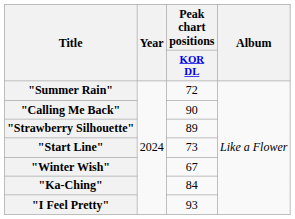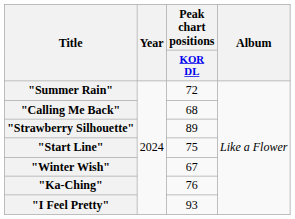(192, 109) 90 -> (192, 109) 68
(192, 147) 73 -> (192, 147) 75
(192, 185) 84 -> (192, 185) 76
